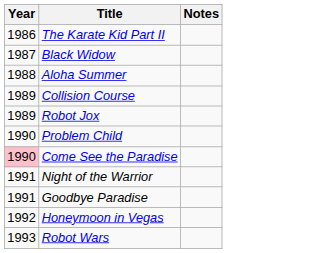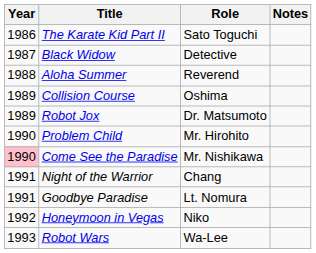+ column: (225, 14)
